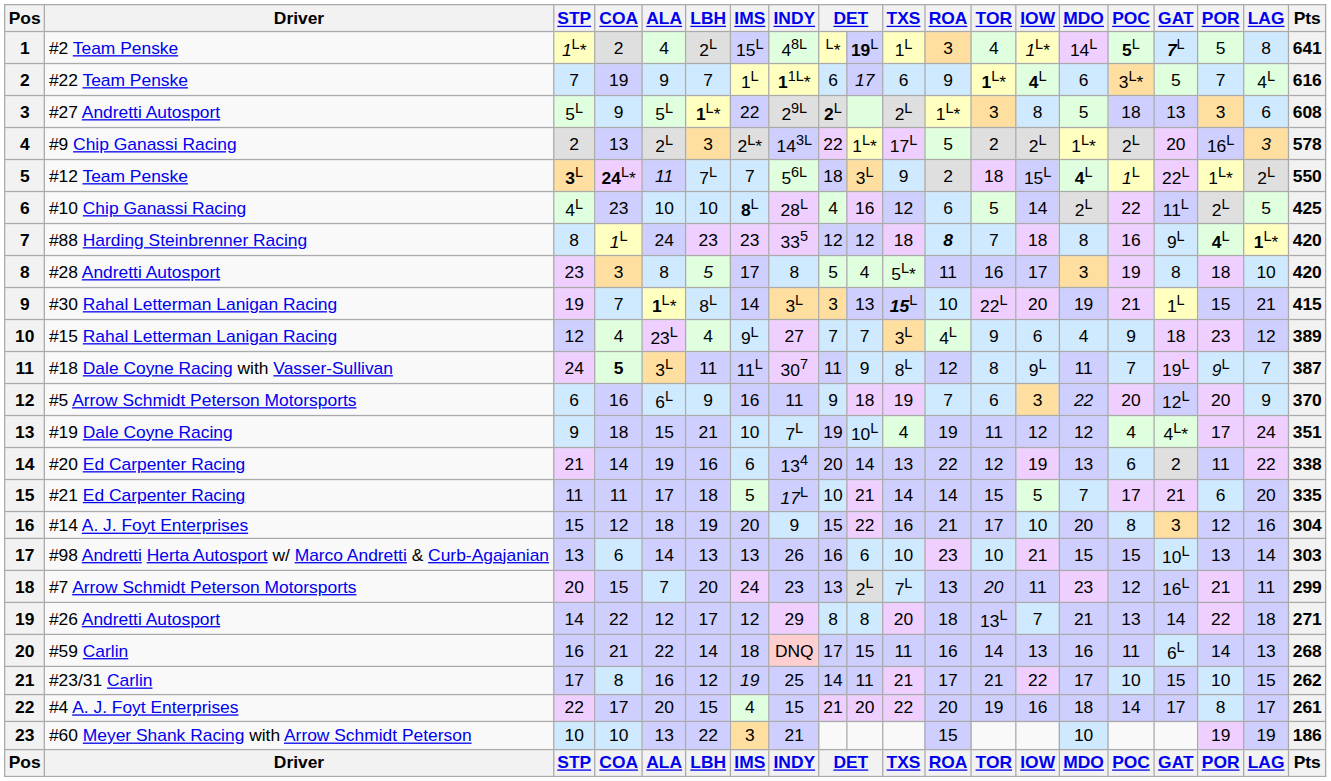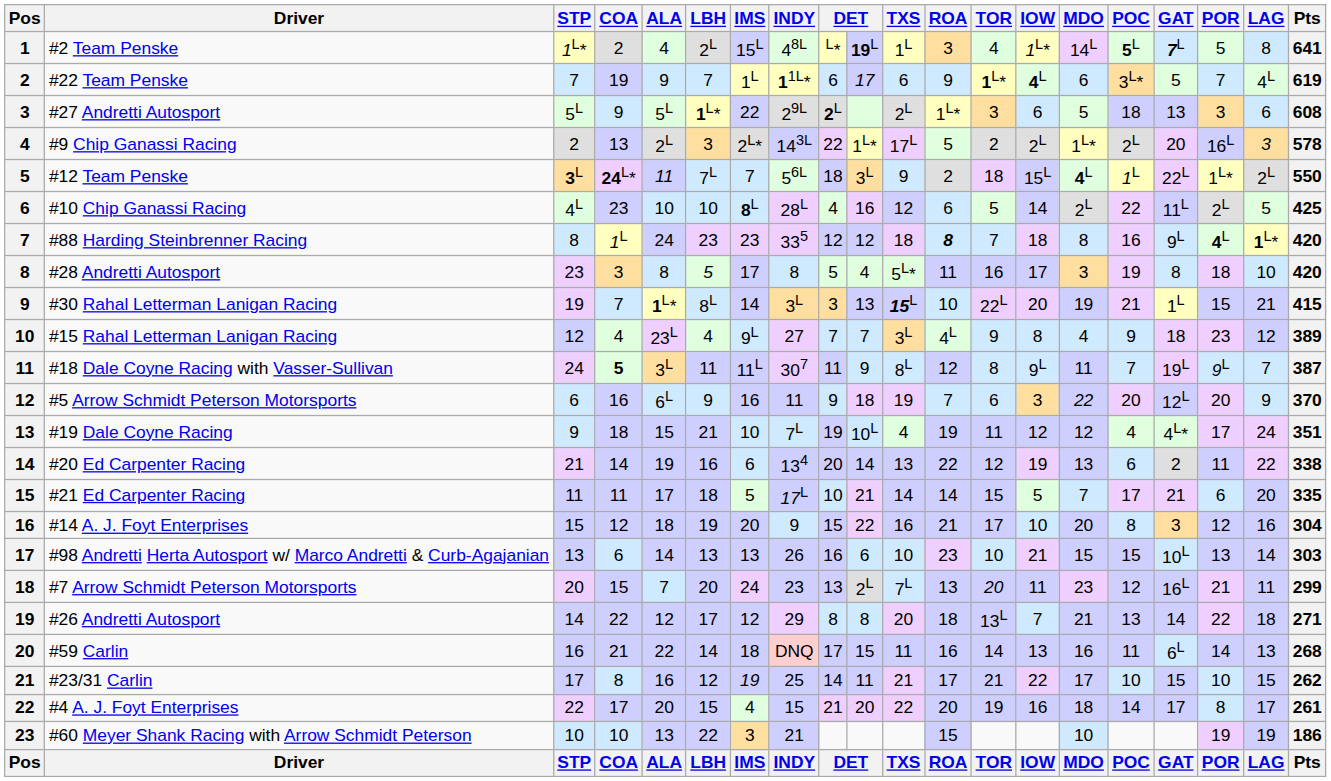(1307, 80) 616 -> (1307, 80) 619
(1038, 112) 8 -> (1038, 112) 6
(1038, 335) 6 -> (1038, 335) 8
